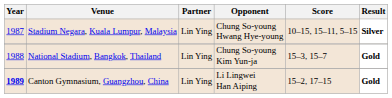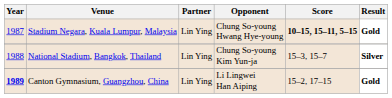(322, 31) normal -> (322, 31) bold
(372, 31) Silver -> (371, 31) Gold
(371, 56) Gold -> (372, 56) Silver
